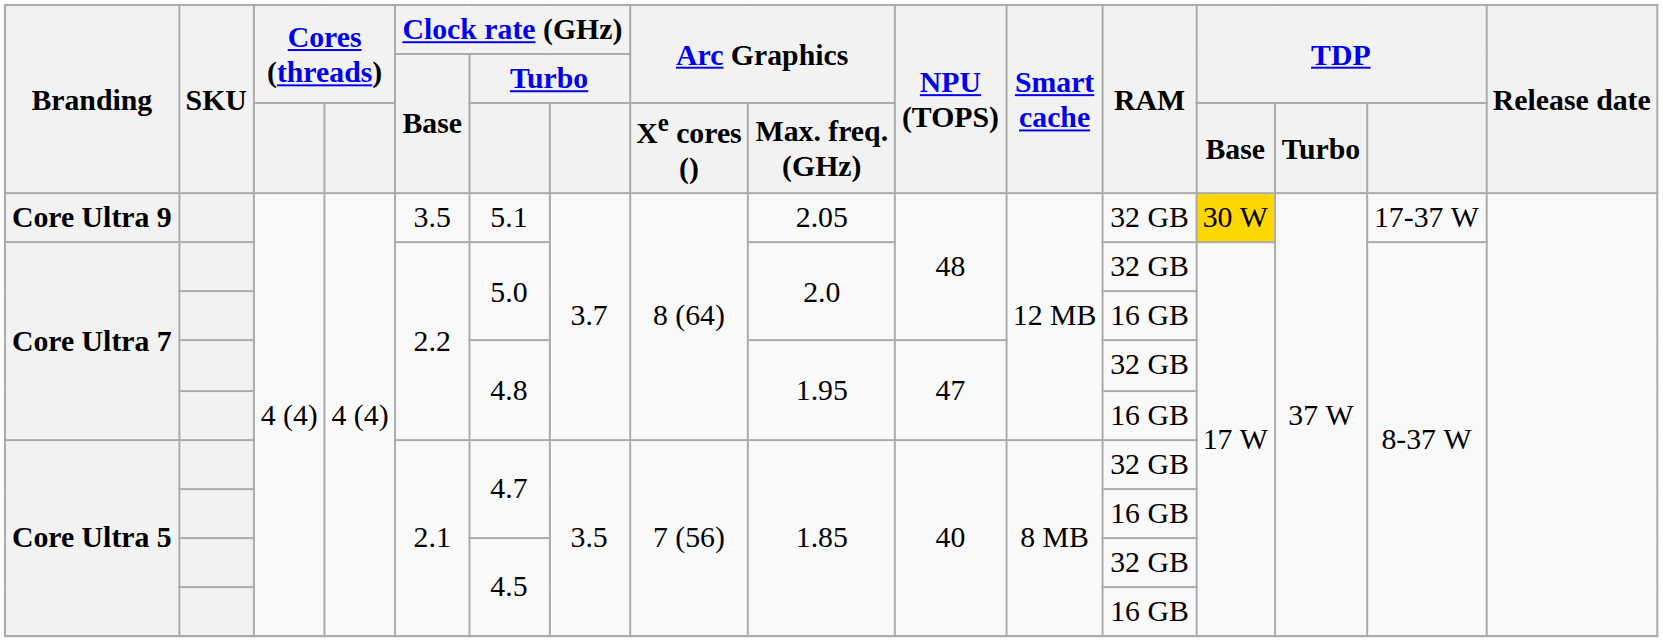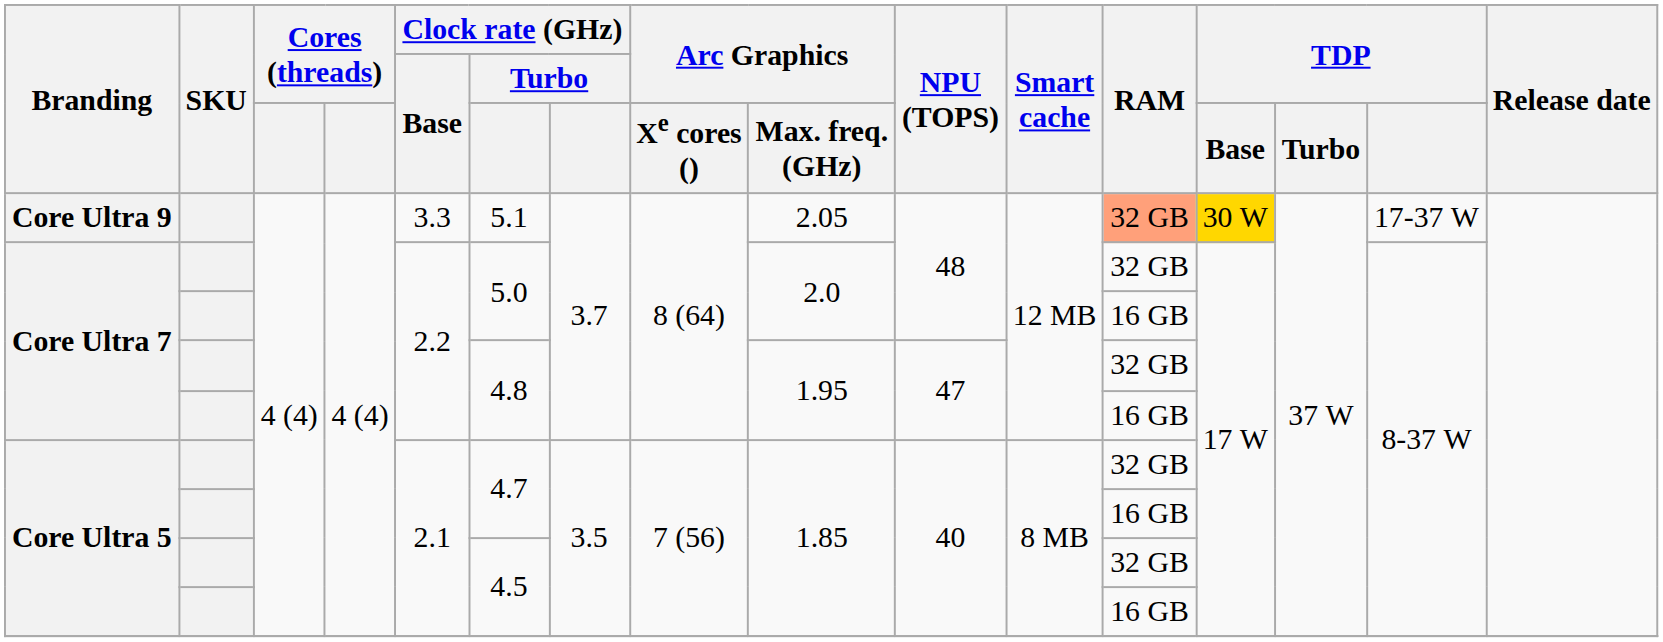(432, 217) 3.5 -> (432, 217) 3.3
(1149, 217) no background -> (1149, 217) lightsalmon background
